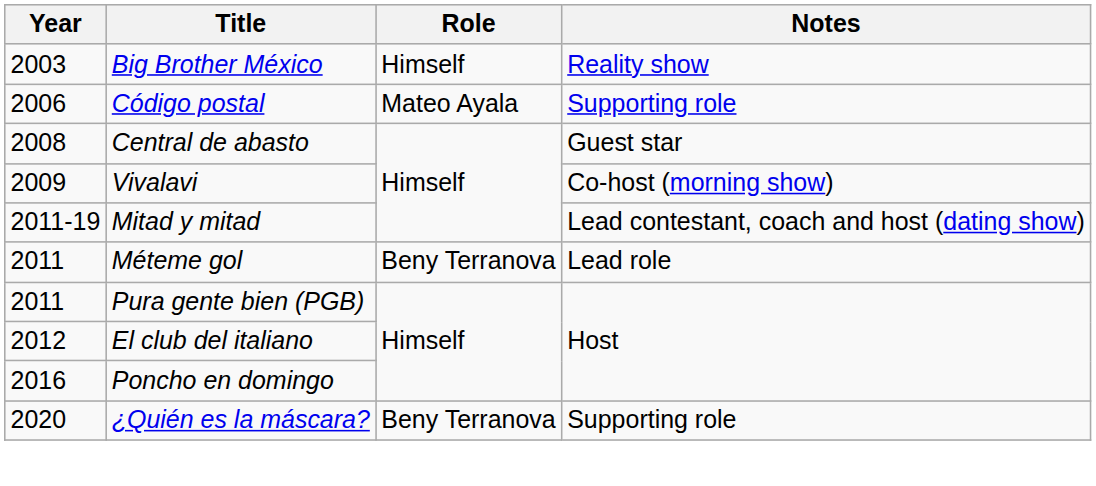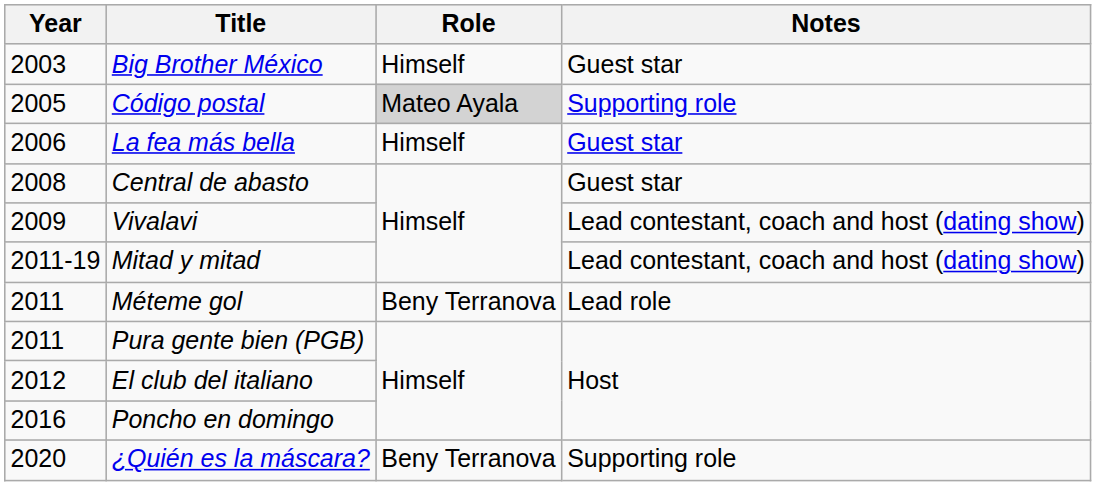(638, 63) Reality show -> (625, 63) Guest star
(38, 103) 2006 -> (38, 103) 2005
(450, 103) no background -> (450, 103) lightgrey background
+ row: (203, 143)
(700, 182) Co-host (morning show) -> (826, 222) Lead contestant, coach and host (dating show)
